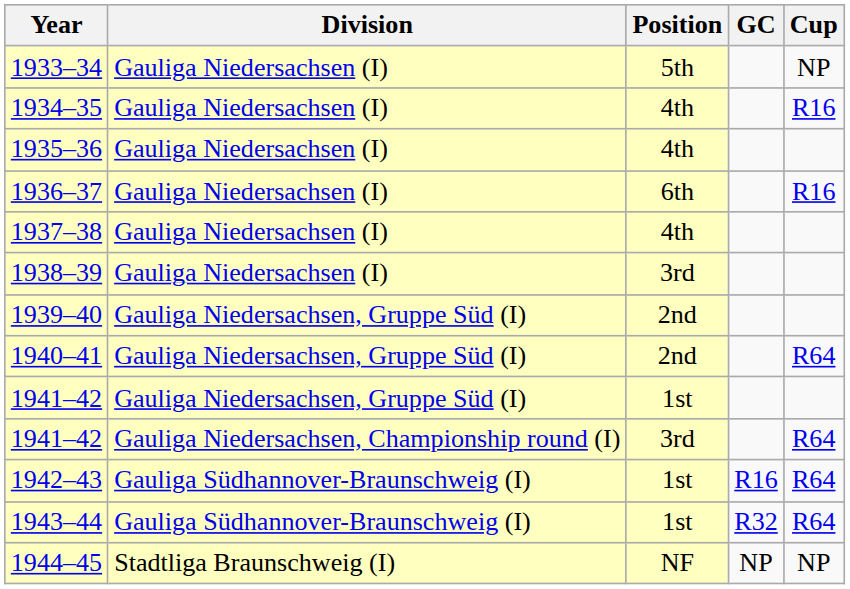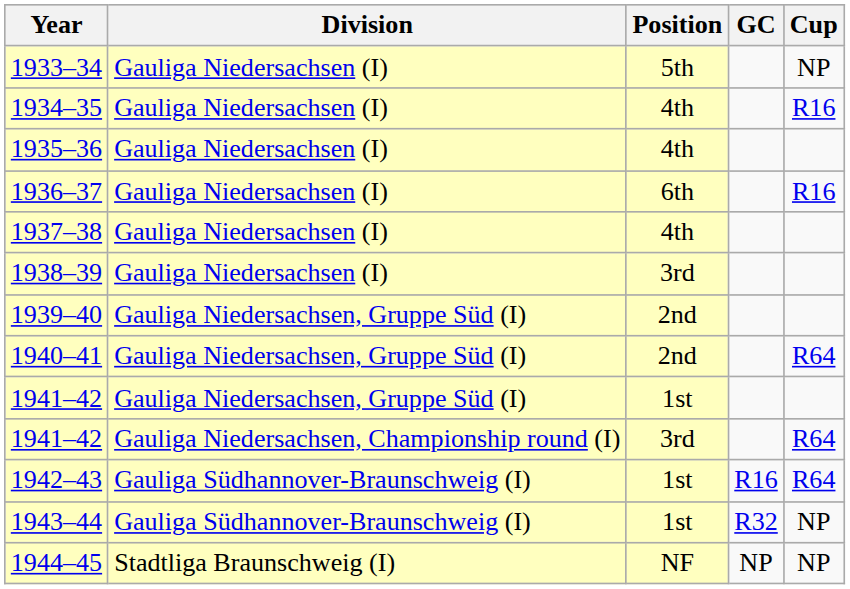(814, 521) R64 -> (814, 521) NP
